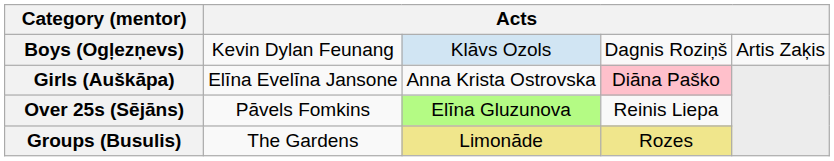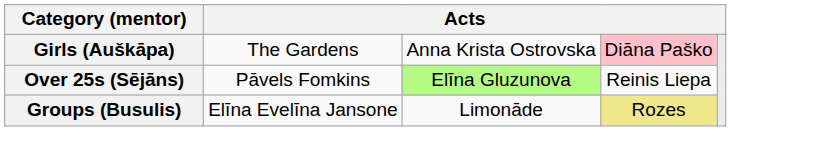- row: (104, 49)
(303, 79) Elīna Evelīna Jansone -> (303, 49) The Gardens
(303, 140) The Gardens -> (303, 110) Elīna Evelīna Jansone
(501, 140) khaki background -> (501, 110) no background
